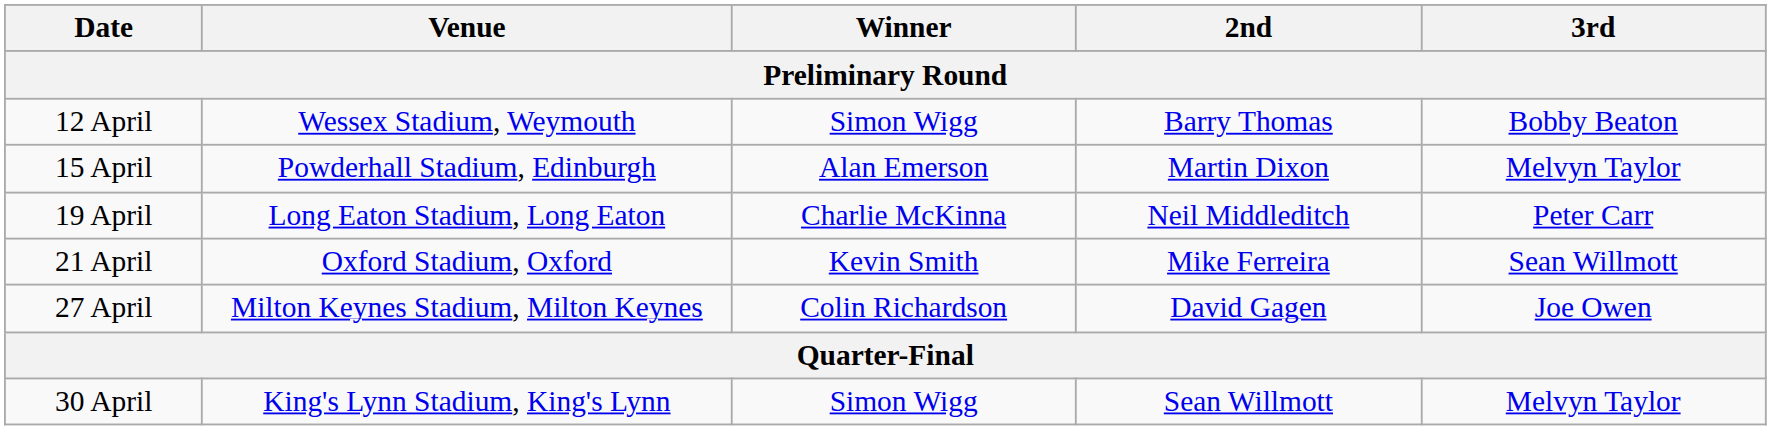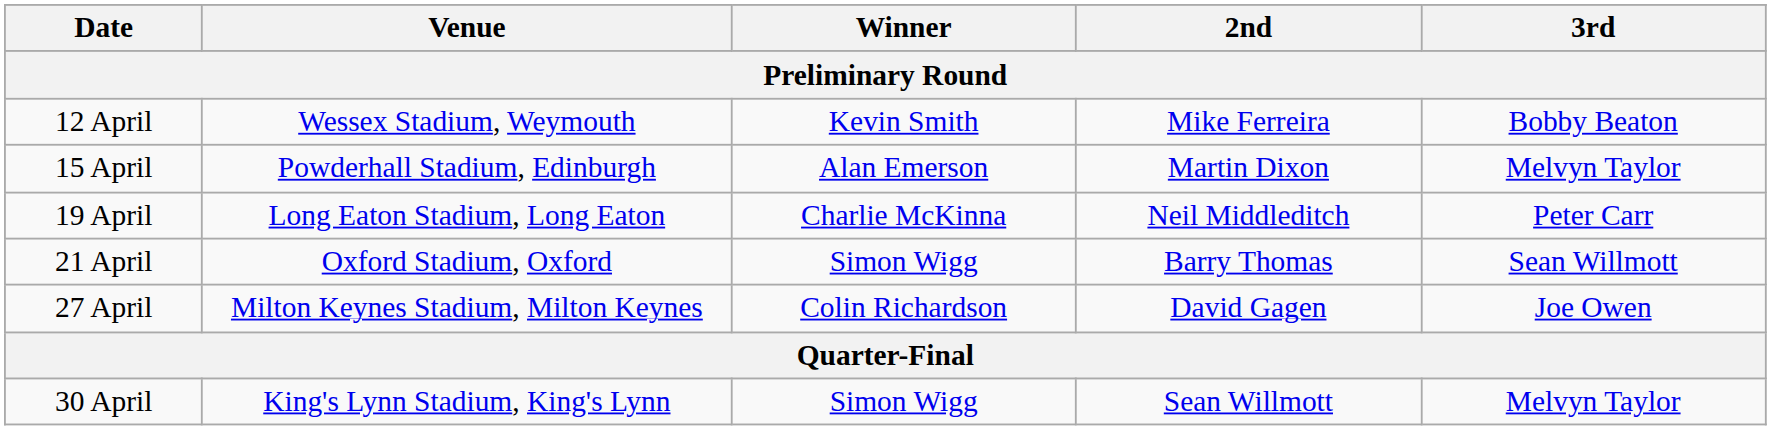(904, 121) Simon Wigg -> (904, 121) Kevin Smith
(1248, 121) Barry Thomas -> (1248, 121) Mike Ferreira
(904, 261) Kevin Smith -> (904, 261) Simon Wigg
(1248, 261) Mike Ferreira -> (1248, 261) Barry Thomas
